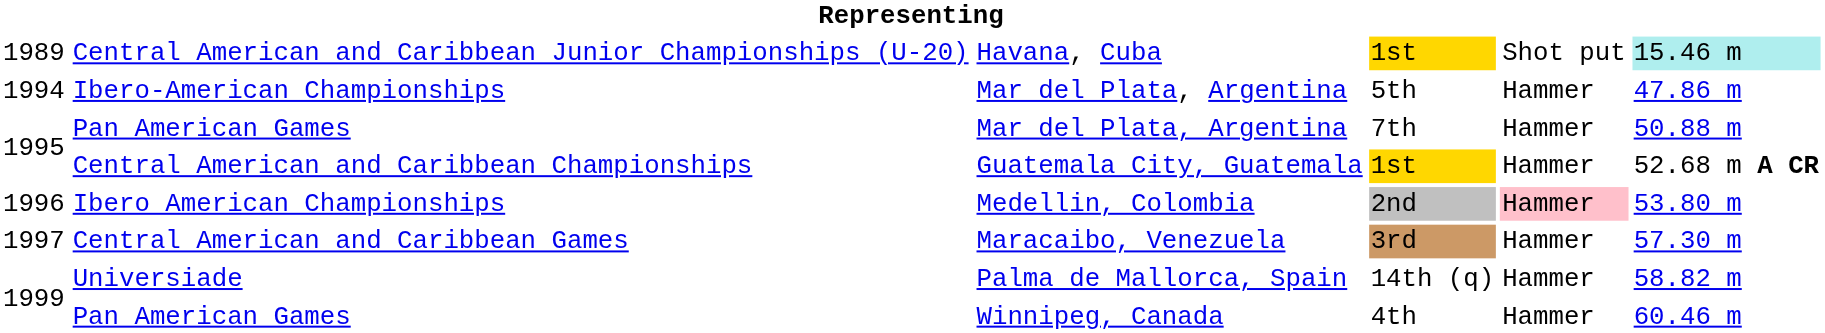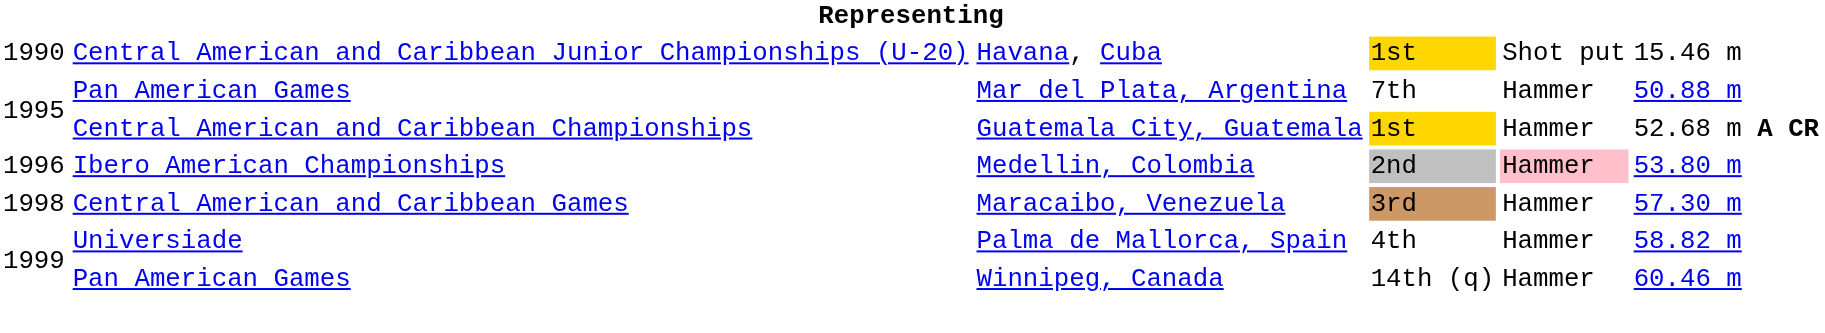(34, 53) 1989 -> (34, 53) 1990
(1688, 53) paleturquoise background -> (1688, 53) no background
- row: (289, 91)
(34, 242) 1997 -> (34, 204) 1998
(1432, 279) 14th (q) -> (1394, 242) 4th
(1394, 317) 4th -> (1432, 279) 14th (q)
